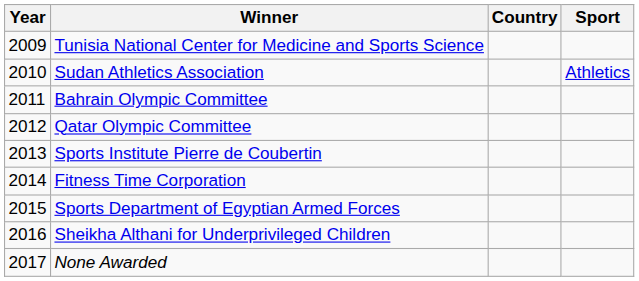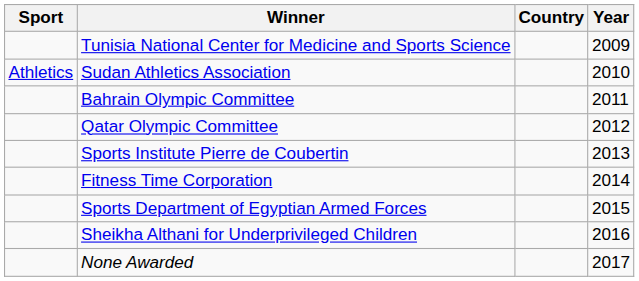columns swapped: (28, 18) <-> (598, 18)
